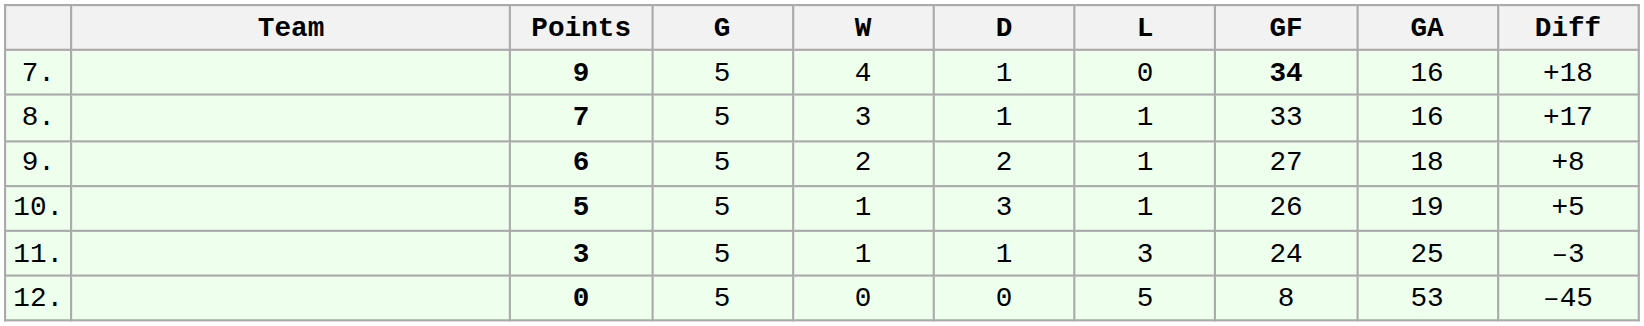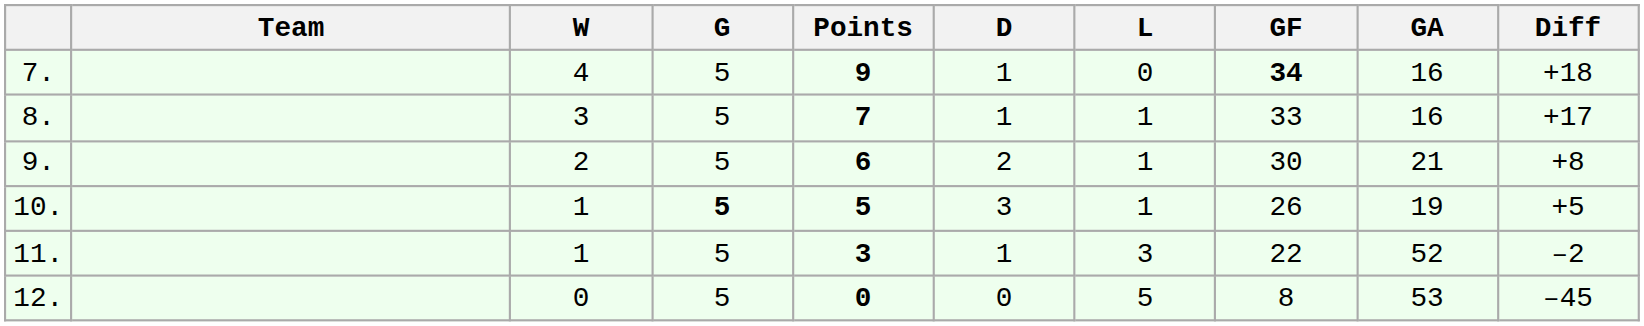columns swapped: (581, 28) <-> (863, 28)
(1286, 163) 27 -> (1286, 163) 30
(1427, 163) 18 -> (1427, 163) 21
(722, 208) normal -> (722, 208) bold
(1286, 253) 24 -> (1286, 253) 22
(1427, 253) 25 -> (1427, 253) 52
(1568, 253) –3 -> (1568, 253) –2
